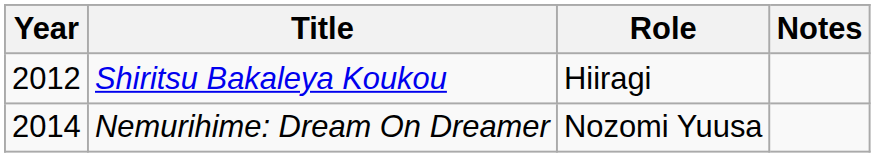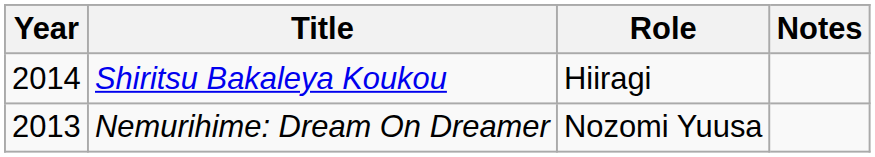(46, 77) 2012 -> (46, 77) 2014
(46, 126) 2014 -> (46, 126) 2013
